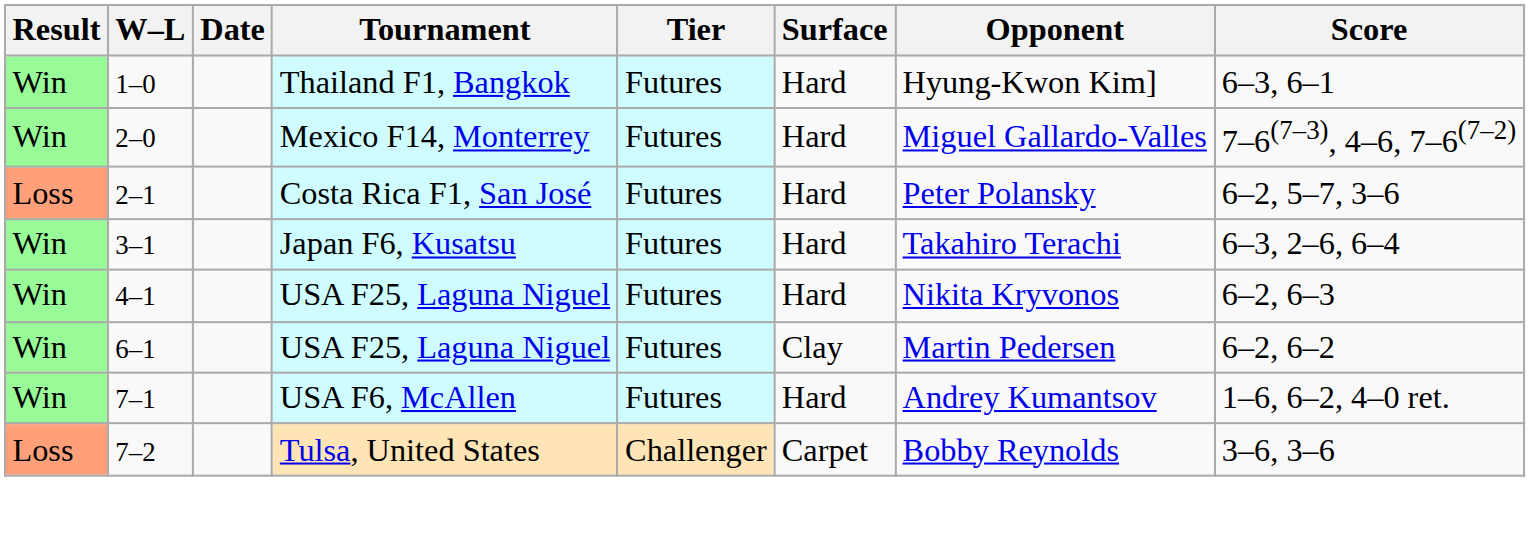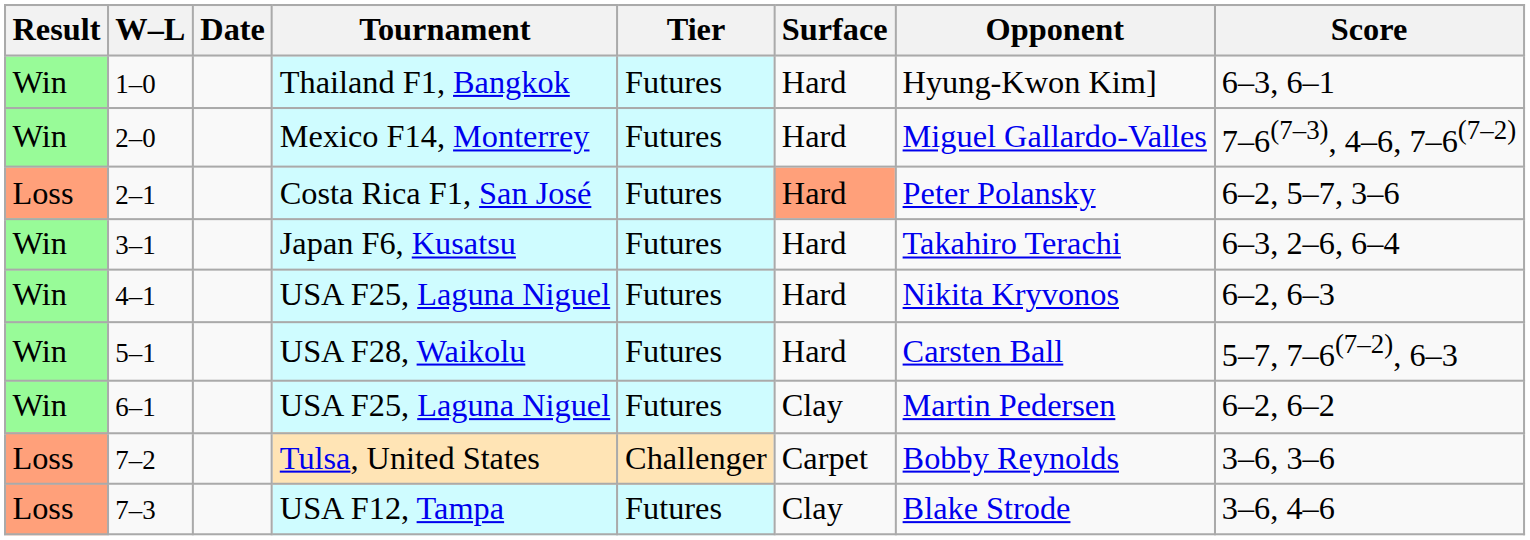(814, 192) no background -> (814, 192) lightsalmon background
+ row: (136, 352)
- row: (136, 399)
+ row: (136, 510)
